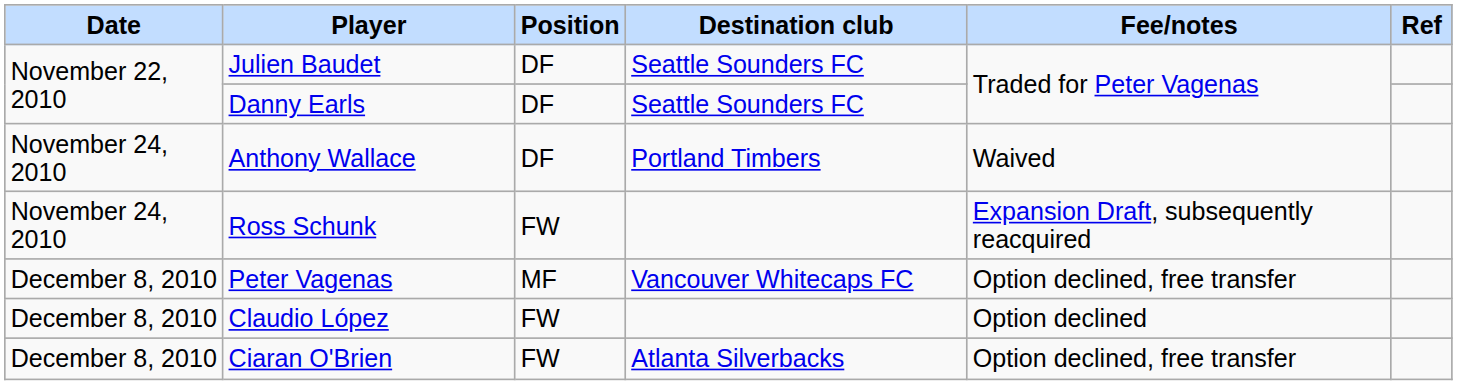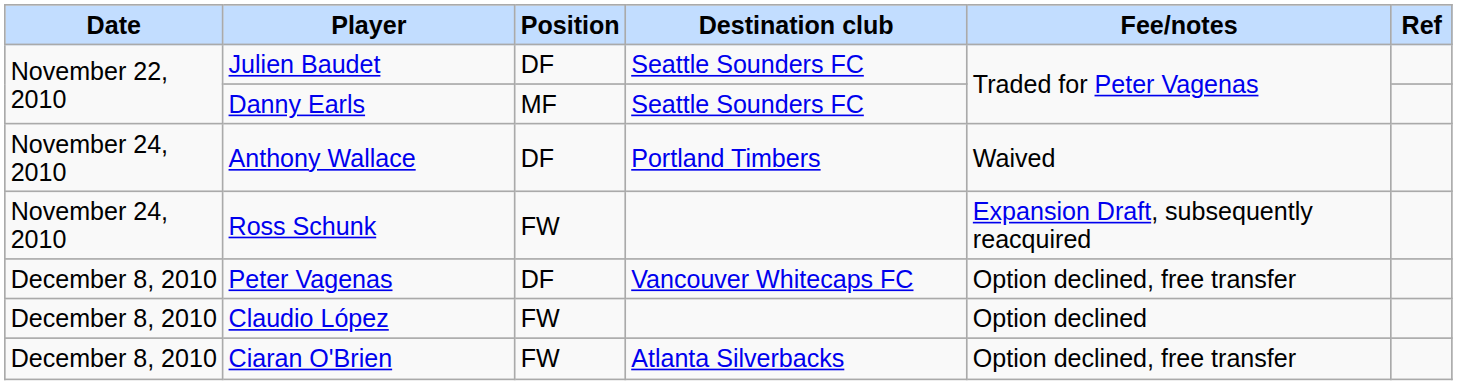(537, 104) DF -> (539, 104) MF
(539, 279) MF -> (537, 279) DF
